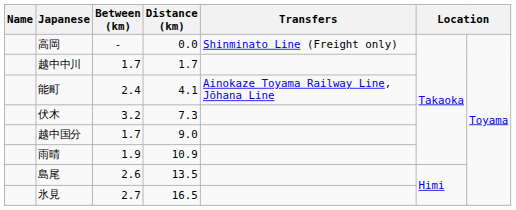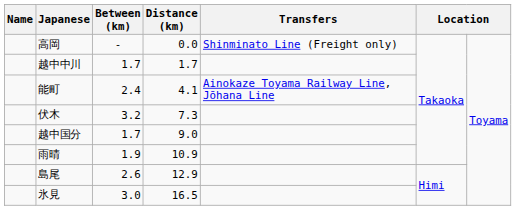(185, 175) 13.5 -> (185, 175) 12.9
(131, 195) 2.7 -> (131, 195) 3.0
